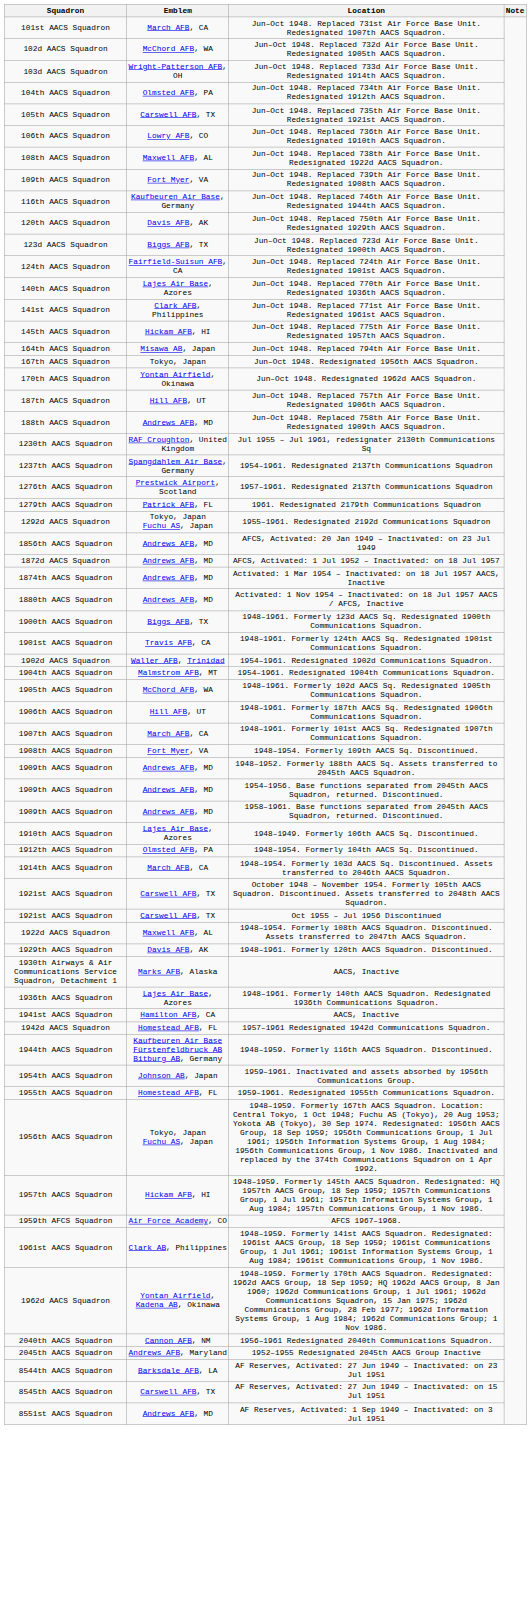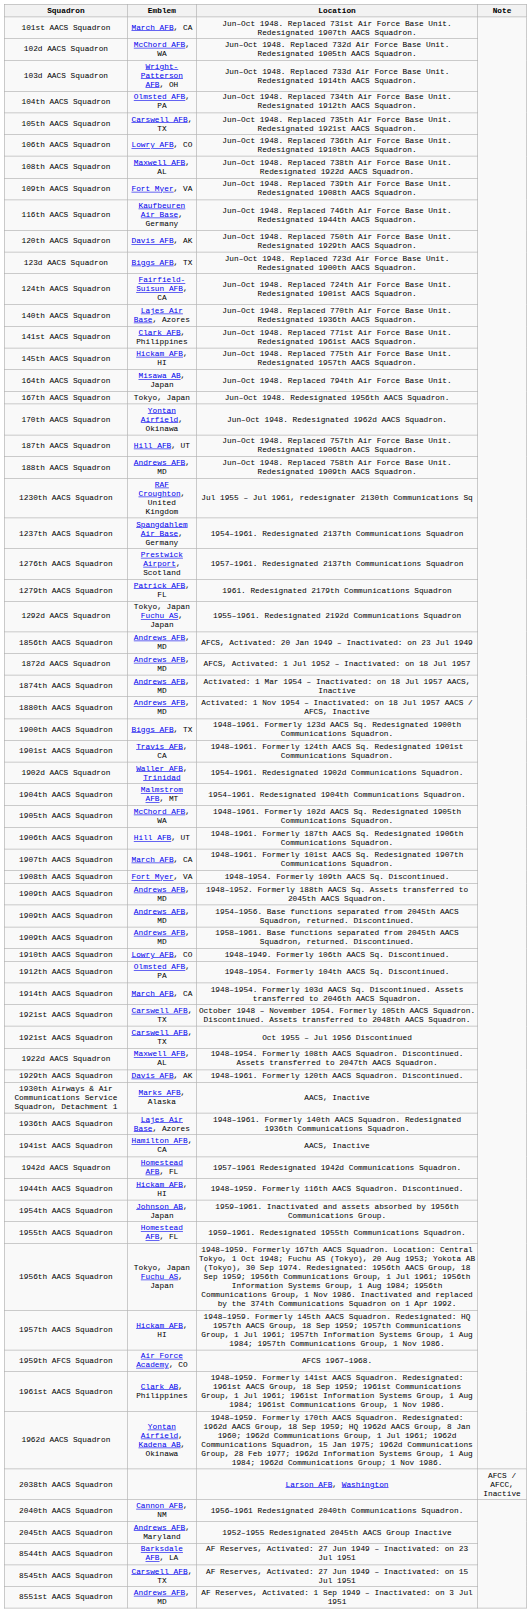(178, 833) Lajes Air Base, Azores -> (162, 955) Lowry AFB, CO
(178, 1050) Kaufbeuren Air Base Fürstenfeldbruck AB Bitburg AB, Germany -> (162, 1189) Hickam AFB, HI
+ row: (66, 1484)
